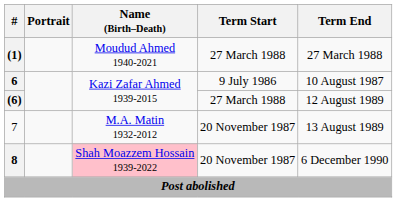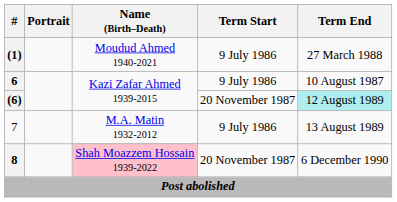(248, 54) 27 March 1988 -> (248, 54) 9 July 1986
(248, 100) 27 March 1988 -> (248, 100) 20 November 1987
(345, 100) no background -> (345, 100) paleturquoise background
(248, 127) 20 November 1987 -> (248, 127) 9 July 1986
